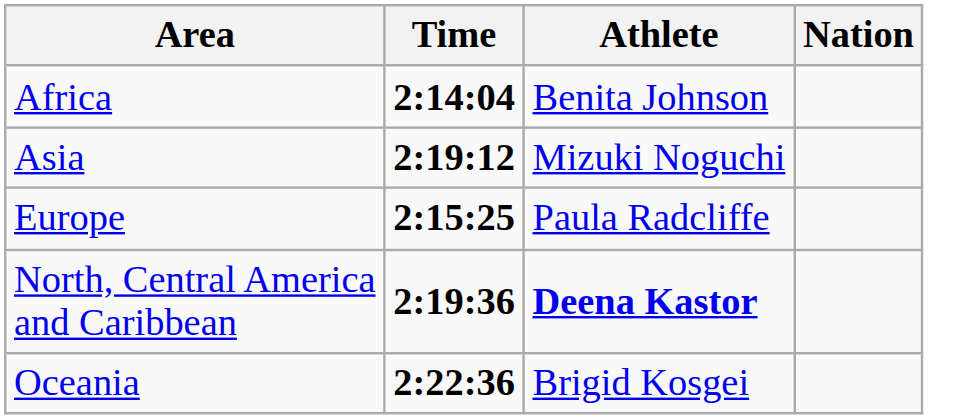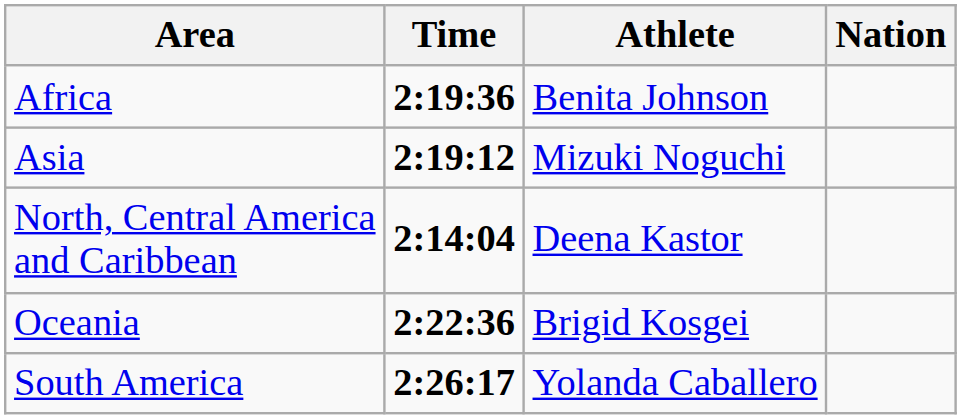(454, 95) 2:14:04 -> (454, 95) 2:19:36
- row: (69, 217)
(454, 300) 2:19:36 -> (454, 239) 2:14:04
(645, 300) bold -> (638, 239) normal
+ row: (129, 382)
